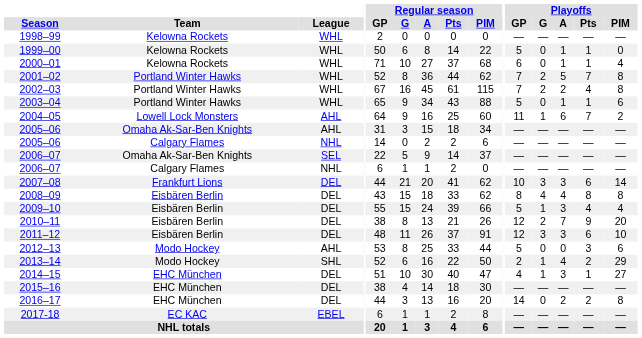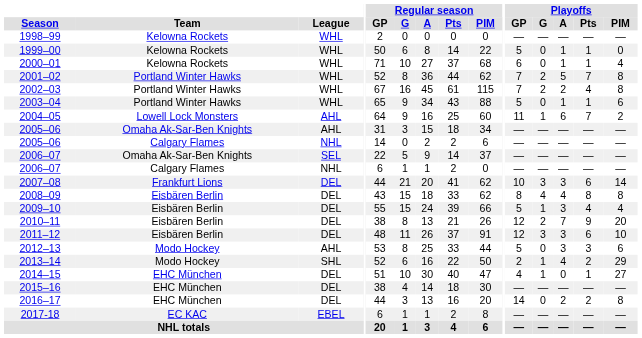(563, 248) 0 -> (563, 248) 3
(563, 274) 3 -> (563, 274) 0
